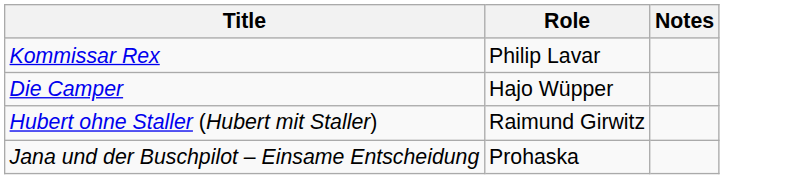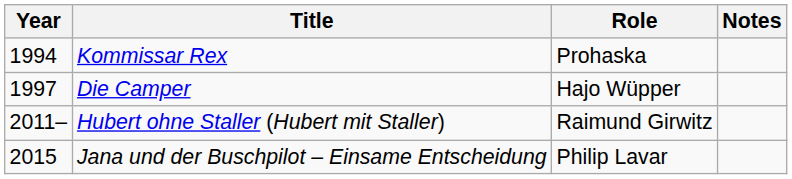+ column: (38, 21)
(545, 55) Philip Lavar -> (601, 55) Prohaska
(534, 156) Prohaska -> (612, 156) Philip Lavar
